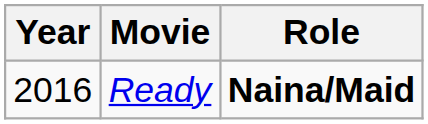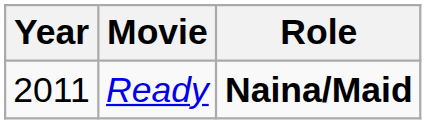(53, 88) 2016 -> (51, 88) 2011
